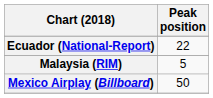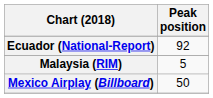(183, 45) 22 -> (183, 45) 92
